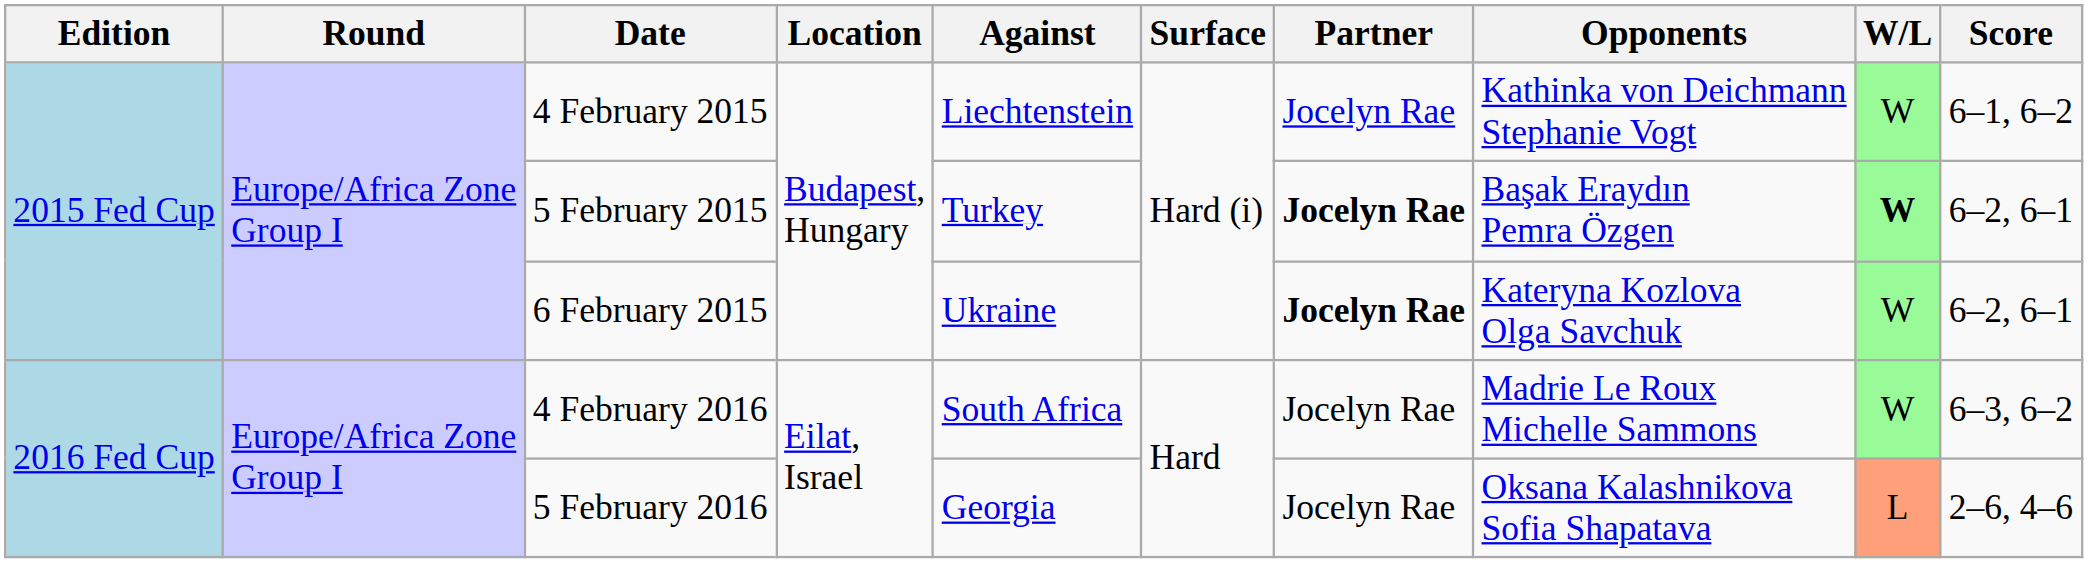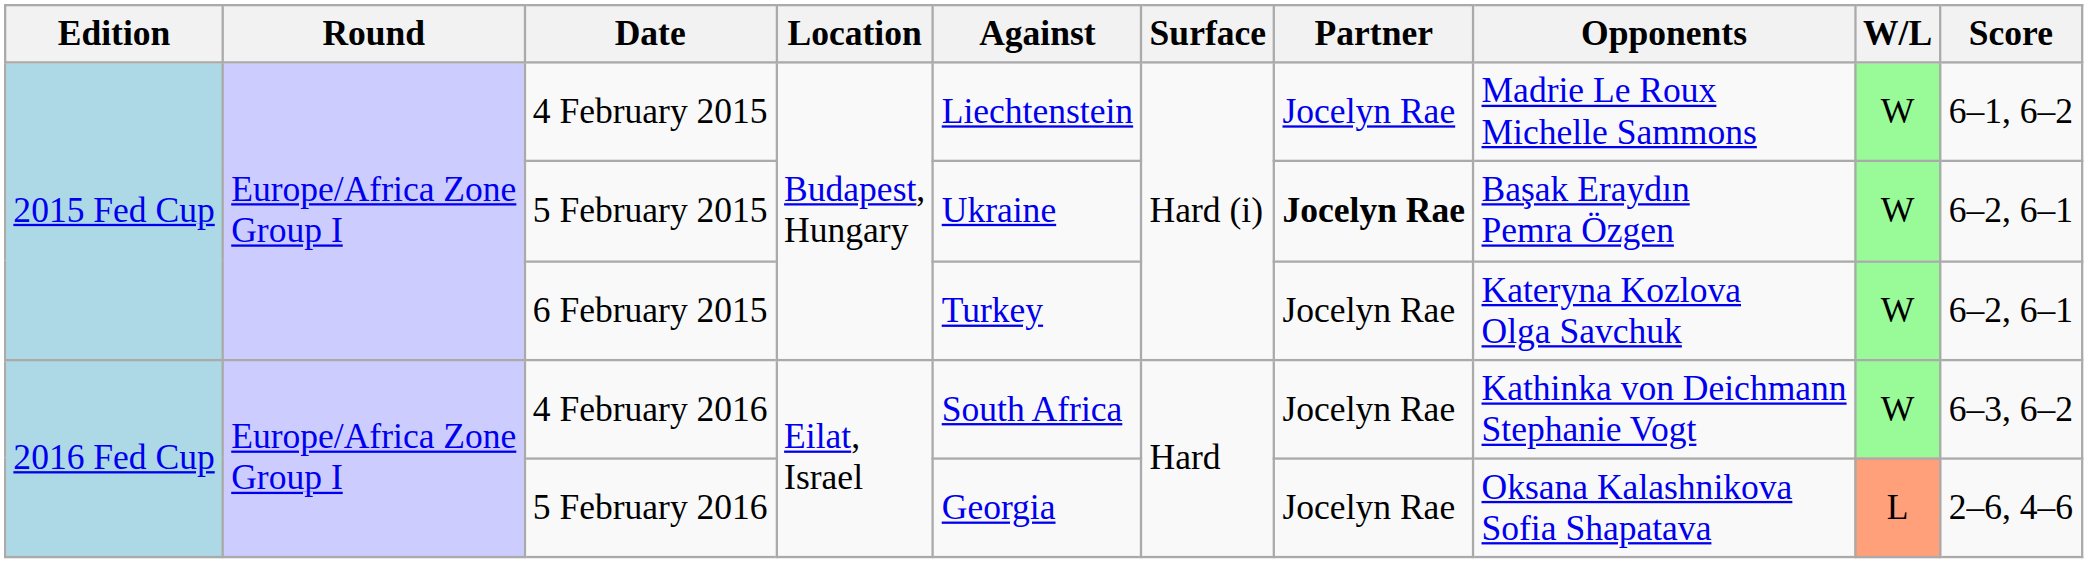(1664, 111) Kathinka von Deichmann Stephanie Vogt -> (1619, 111) Madrie Le Roux Michelle Sammons
(992, 210) Turkey -> (999, 210) Ukraine
(1898, 210) bold -> (1898, 210) normal
(999, 308) Ukraine -> (992, 308) Turkey
(1374, 308) bold -> (1369, 308) normal
(1619, 407) Madrie Le Roux Michelle Sammons -> (1664, 407) Kathinka von Deichmann Stephanie Vogt
